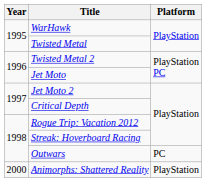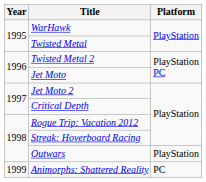(159, 153) PC -> (176, 153) PlayStation
(17, 169) 2000 -> (17, 169) 1999
(176, 169) PlayStation -> (159, 169) PC
